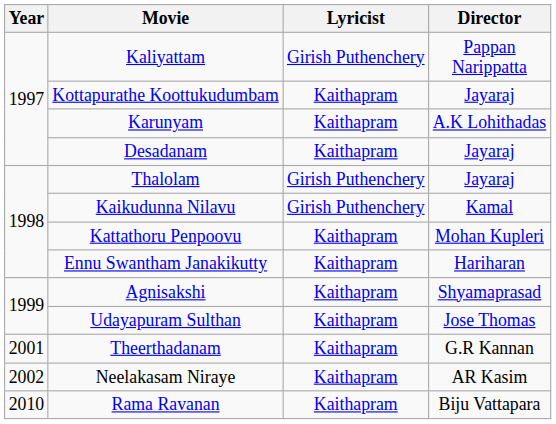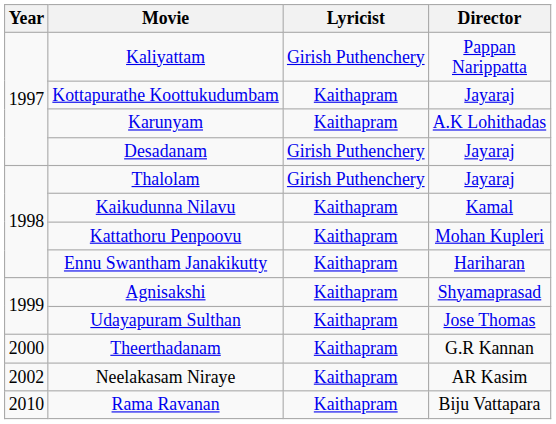(356, 151) Kaithapram -> (356, 151) Girish Puthenchery
(356, 207) Girish Puthenchery -> (356, 207) Kaithapram
(26, 348) 2001 -> (26, 348) 2000
